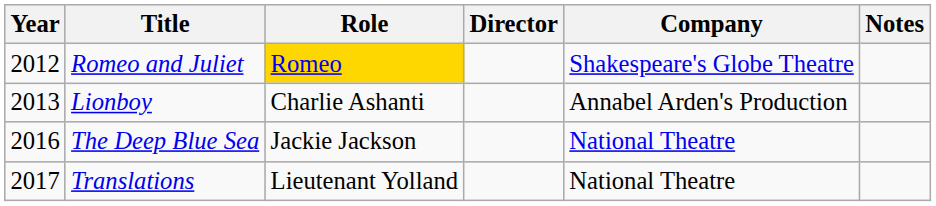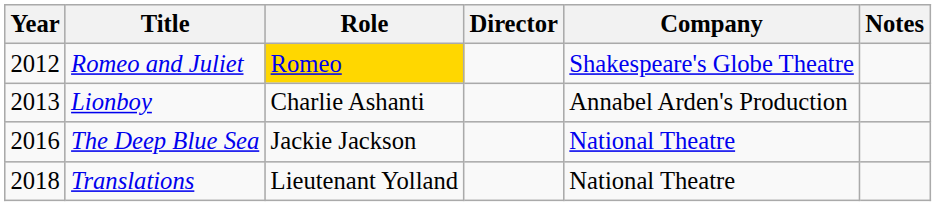(35, 180) 2017 -> (35, 180) 2018
